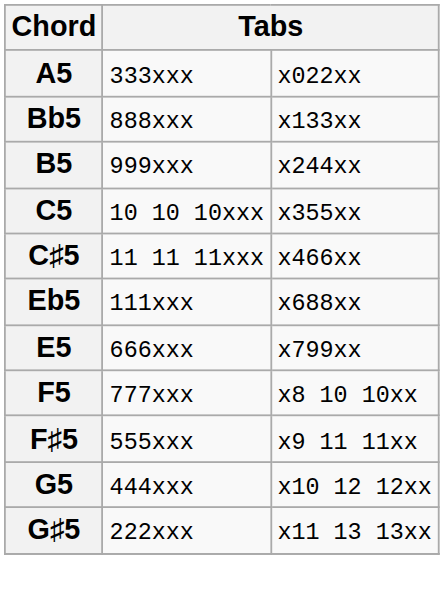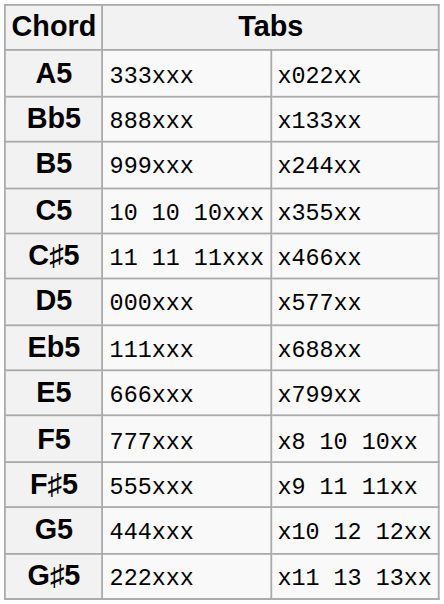+ row: (54, 301)
